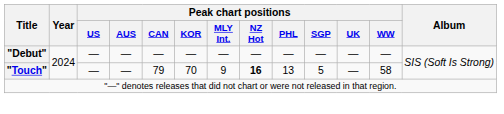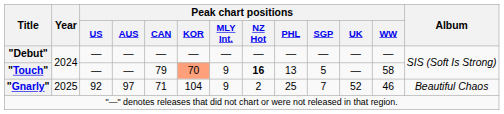(191, 70) no background -> (193, 70) lightsalmon background
+ row: (28, 87)
